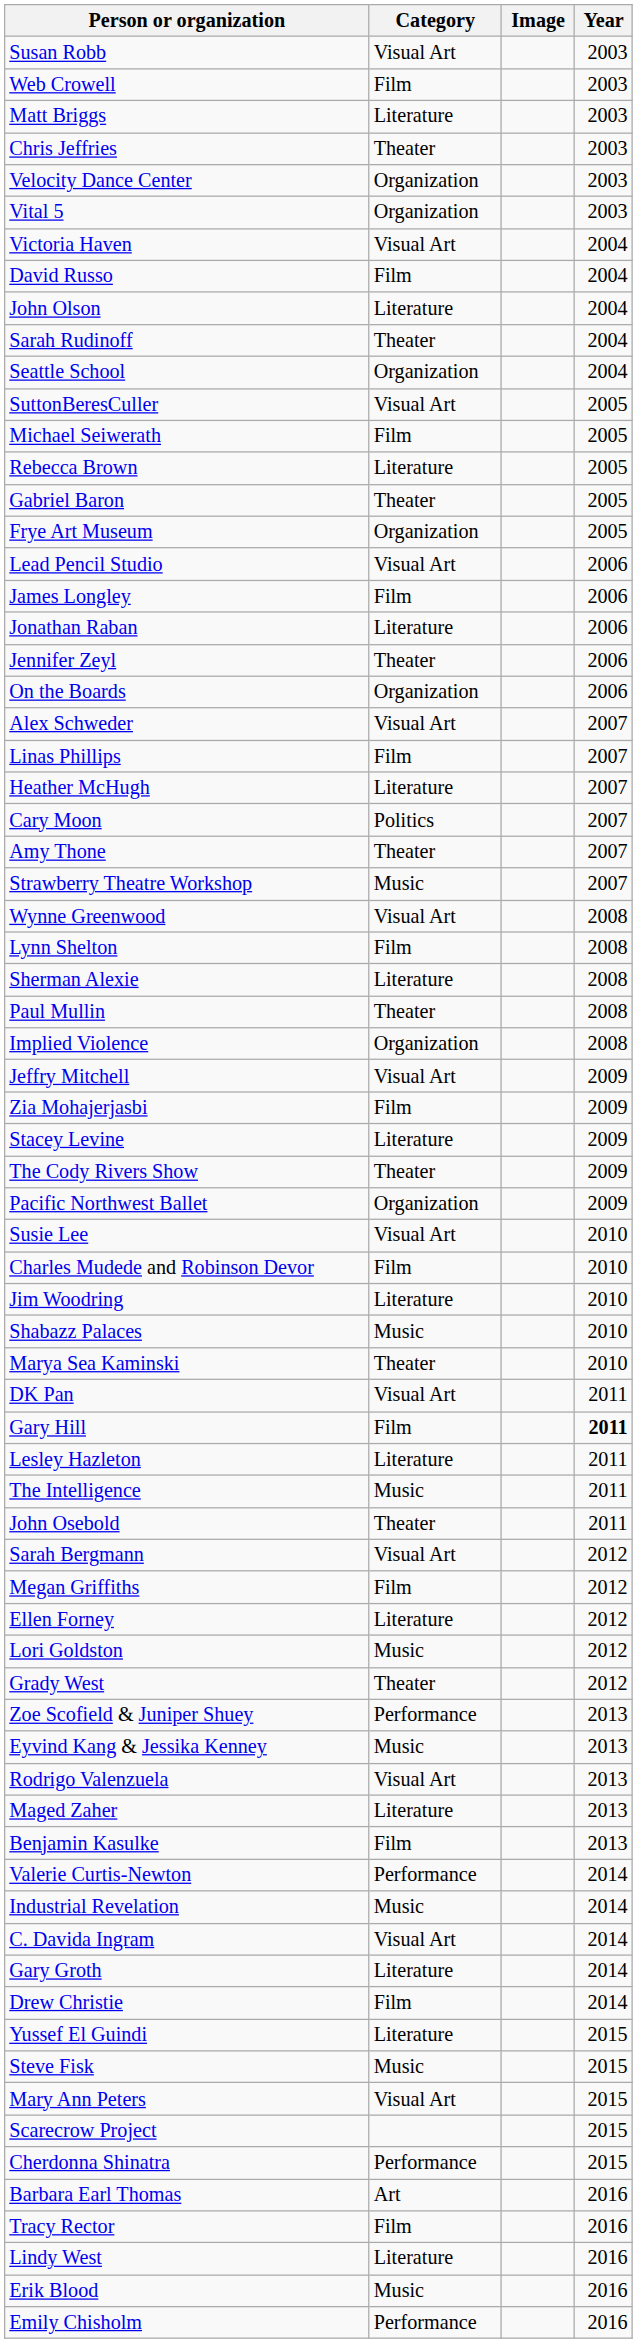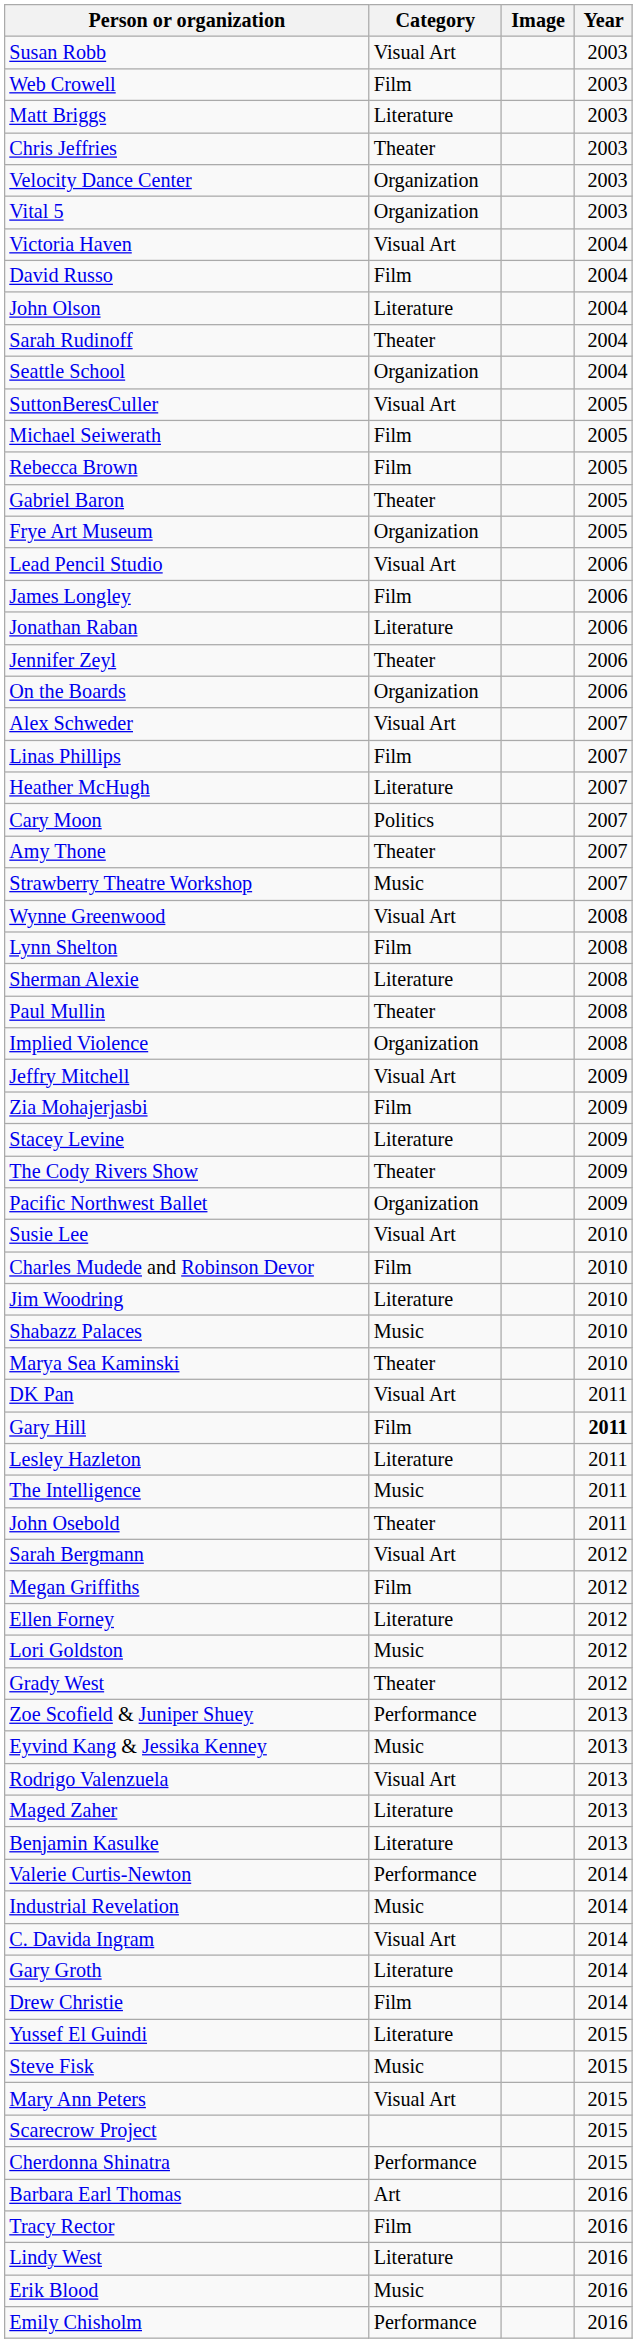(413, 468) Literature -> (393, 468) Film
(393, 1842) Film -> (413, 1842) Literature
